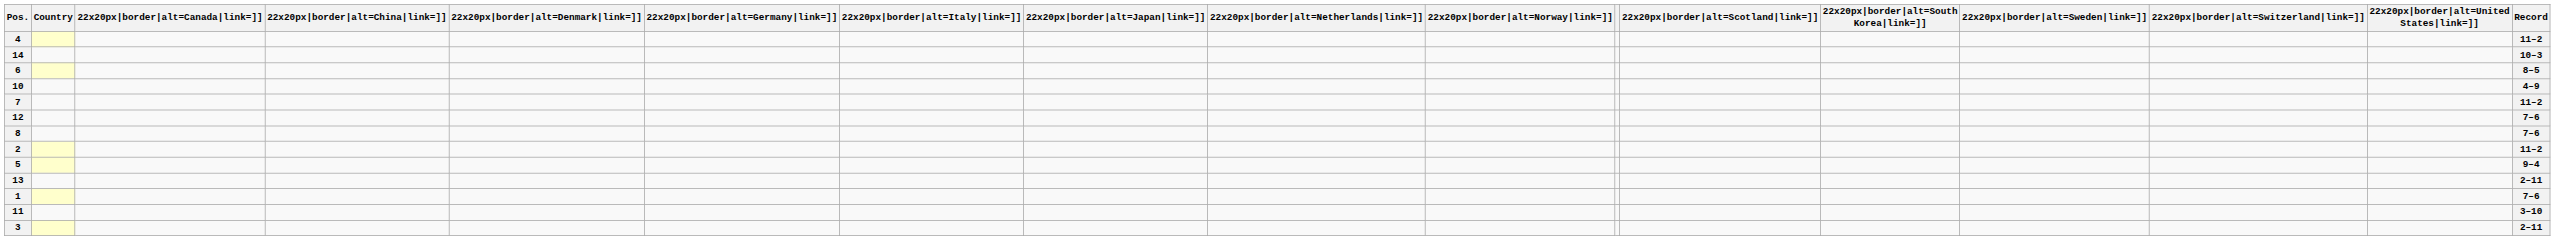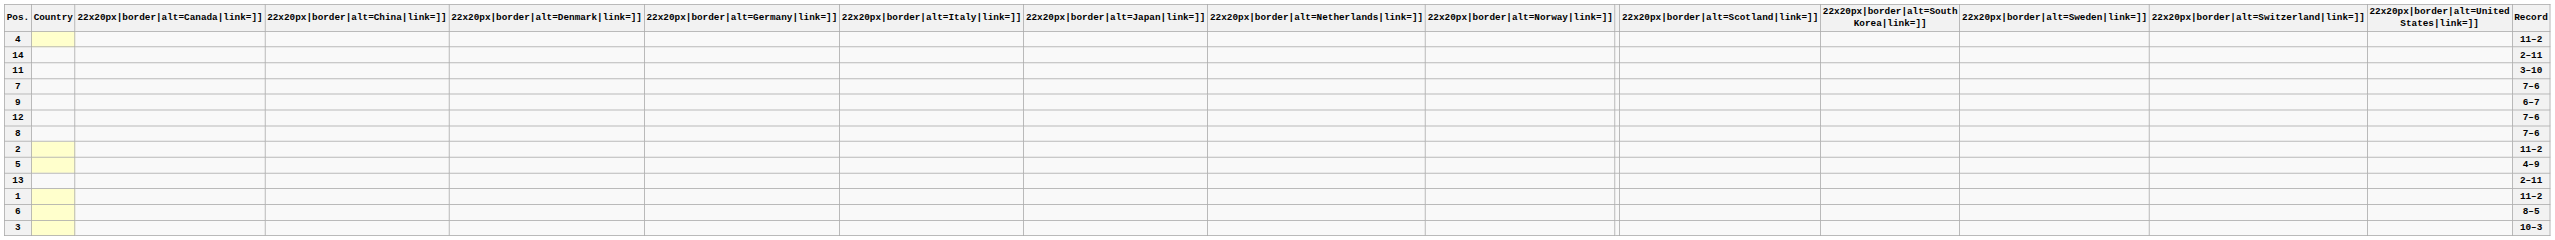(2531, 55) 10–3 -> (2531, 55) 2–11
rows swapped: (18, 212) <-> (18, 70)
- row: (18, 86)
(2531, 102) 11–2 -> (2531, 86) 7–6
+ row: (18, 102)
(2531, 165) 9–4 -> (2531, 165) 4–9
(2531, 196) 7–6 -> (2531, 196) 11–2
(2531, 228) 2–11 -> (2531, 228) 10–3
